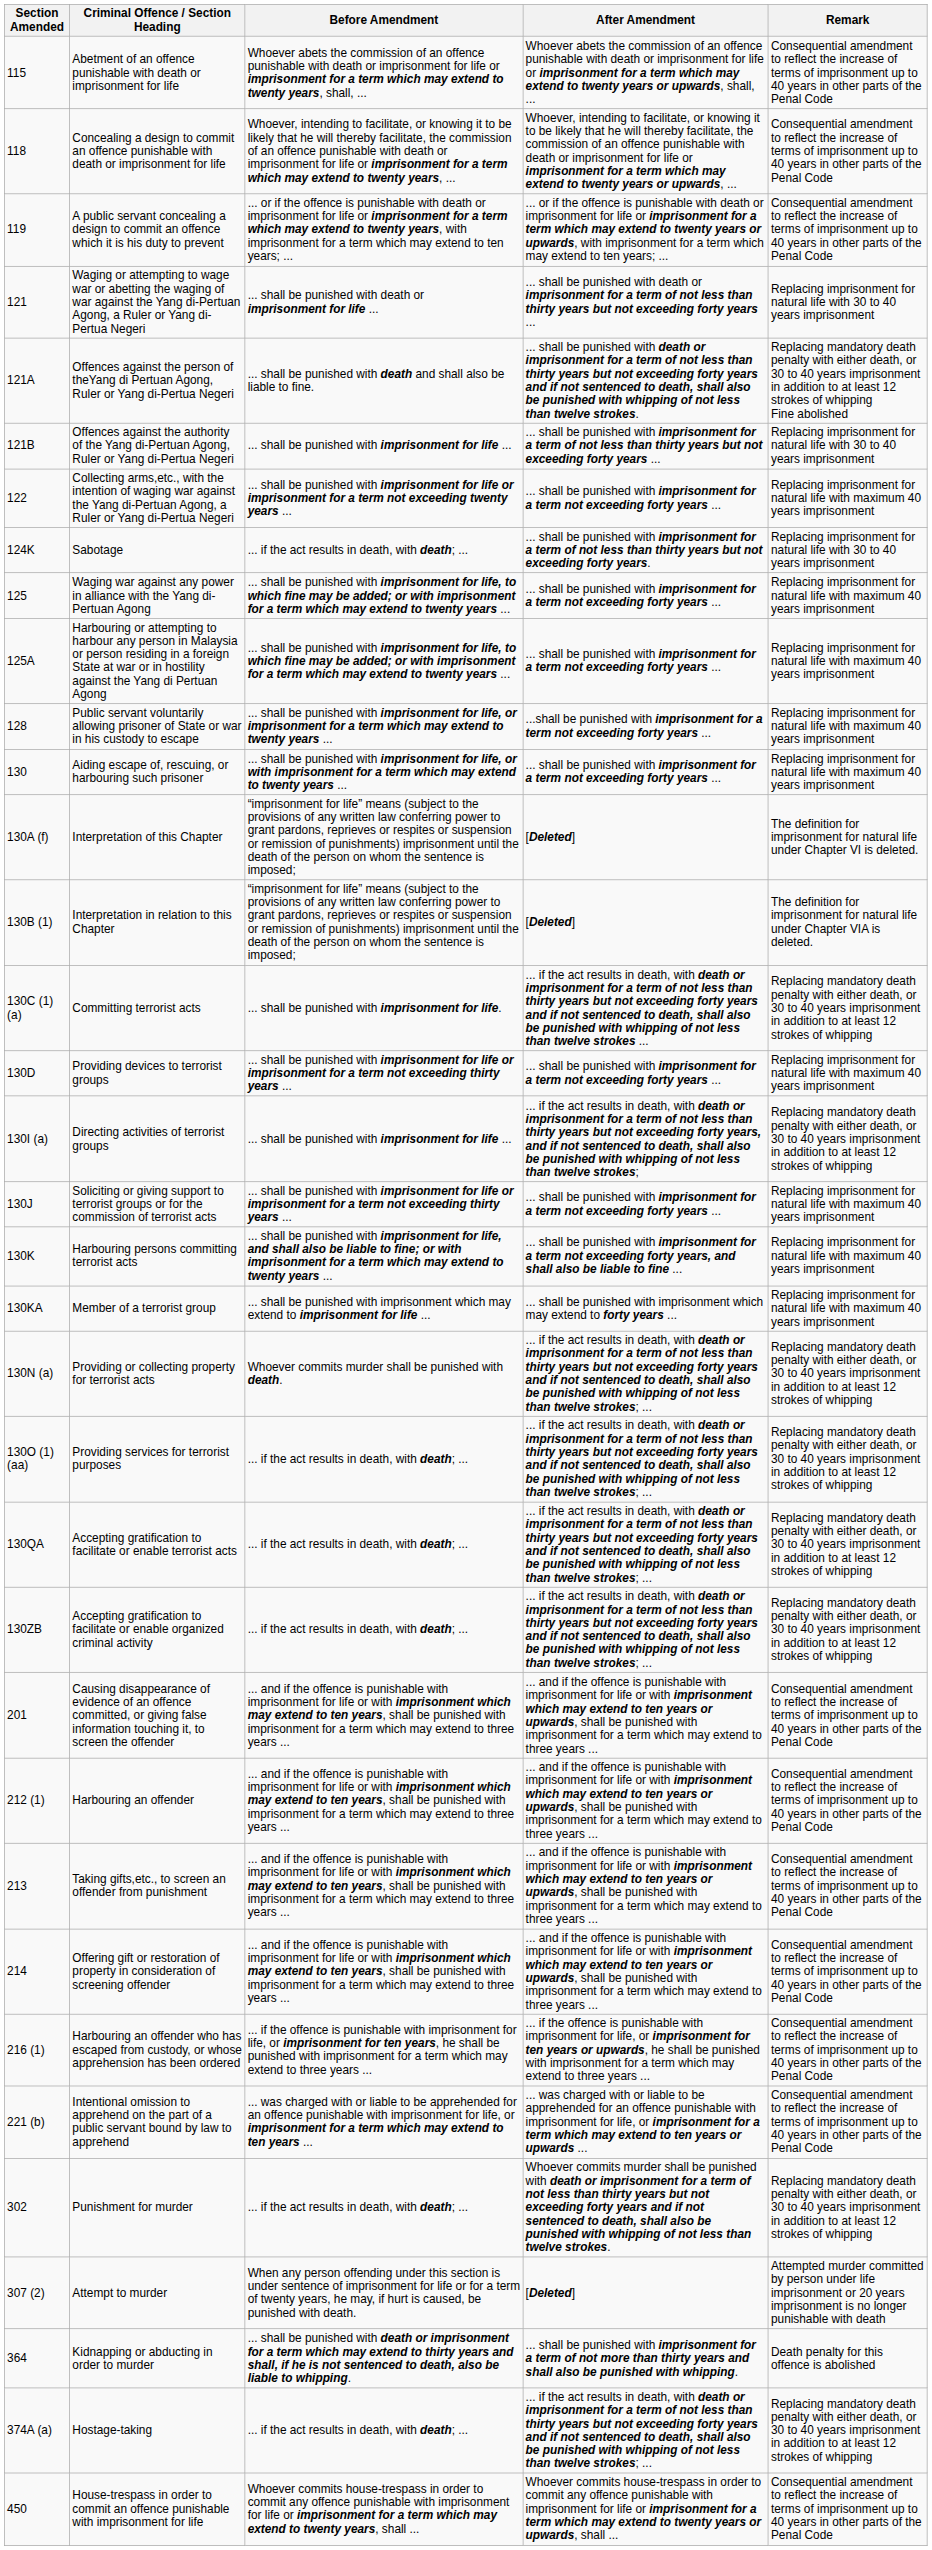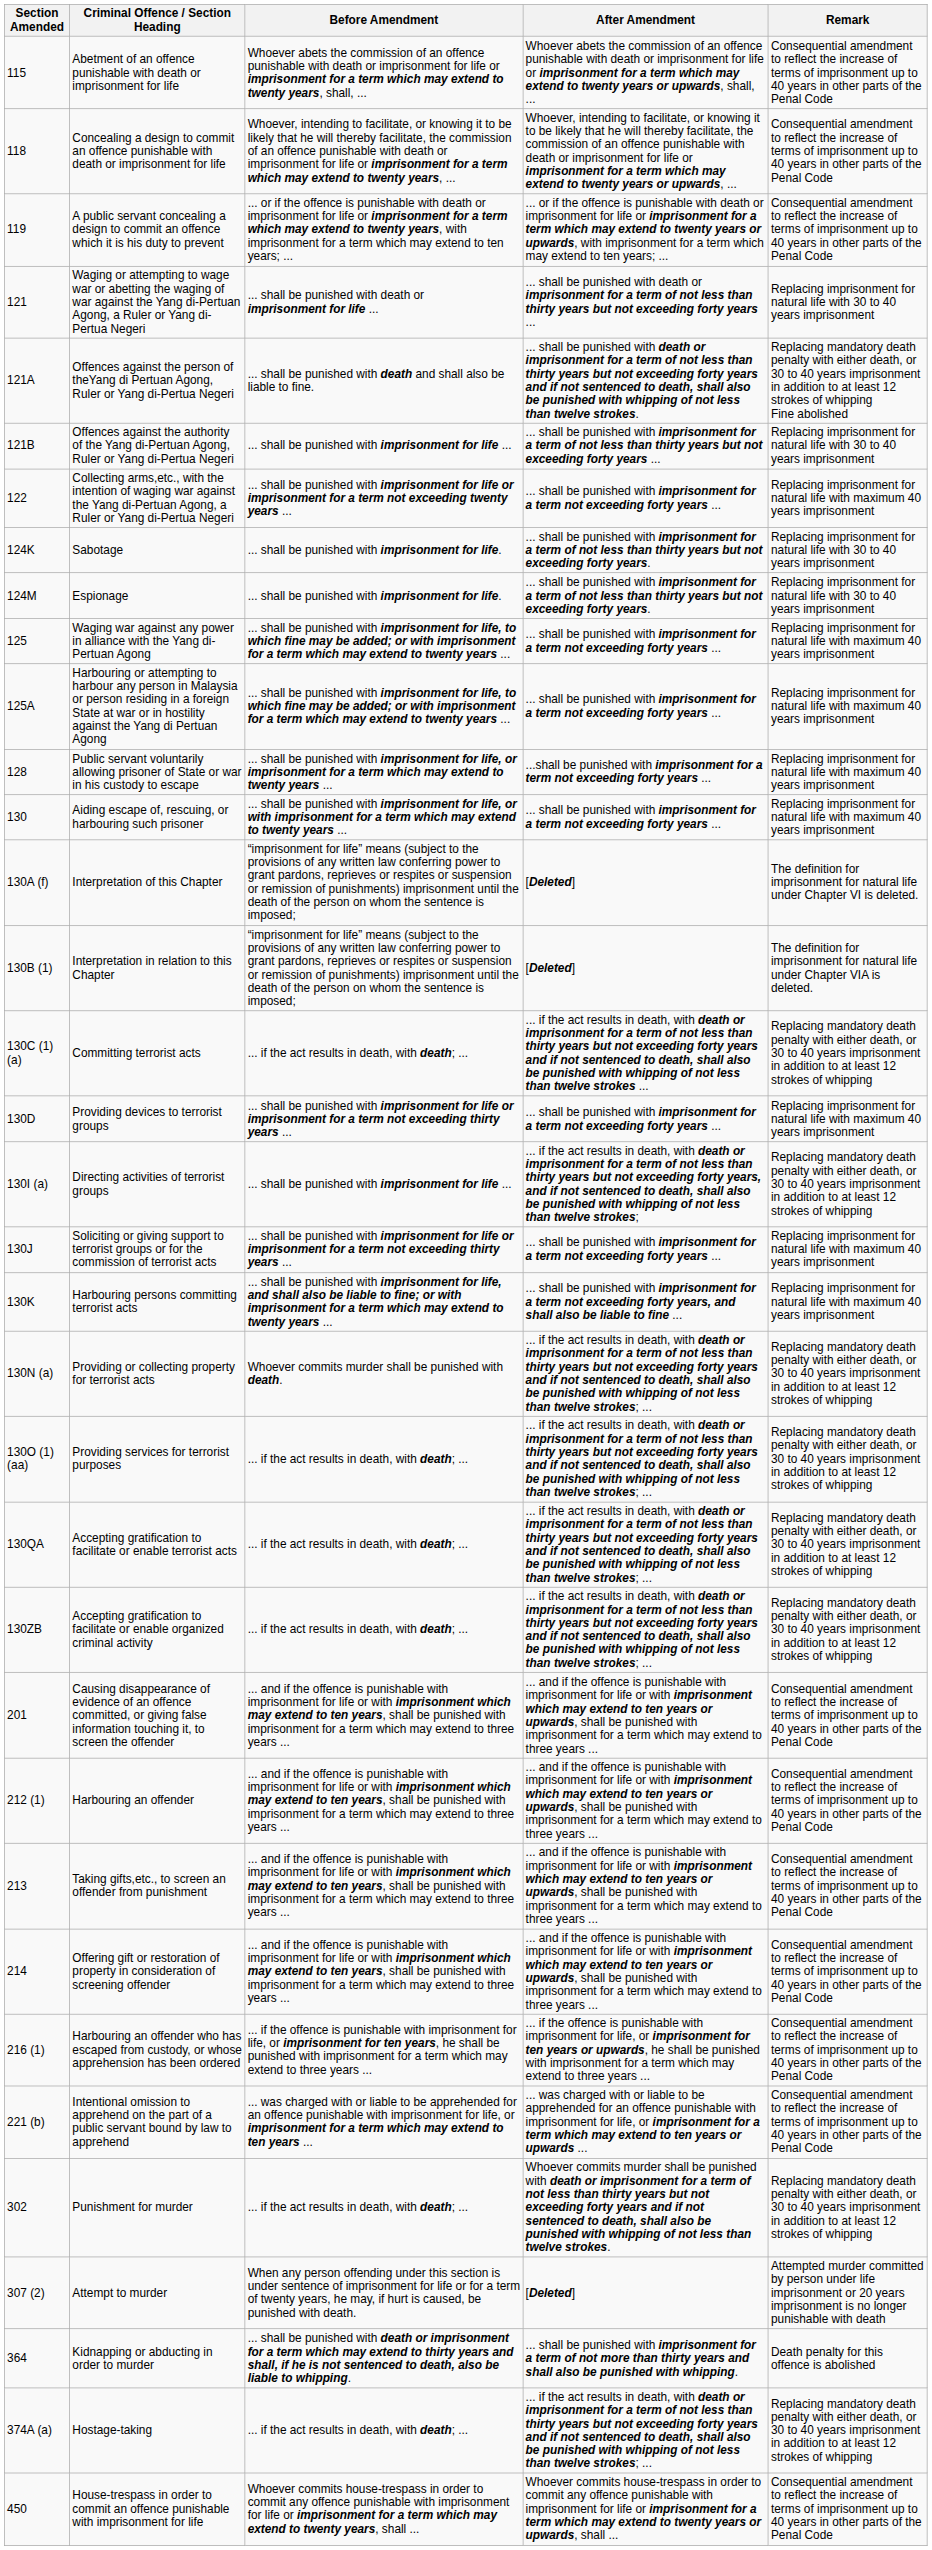(358, 550) ... if the act results in death, with death; ... -> (375, 550) ... shall be punished with imprisonment for life.
+ row: (100, 595)
(375, 1008) ... shall be punished with imprisonment for life. -> (358, 1053) ... if the act results in death, with death; ...
- row: (144, 1308)
